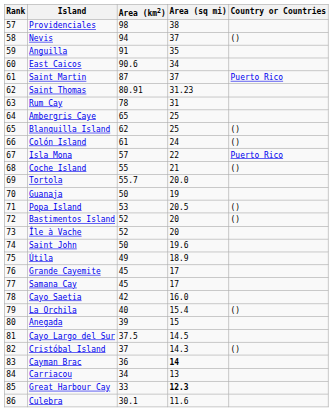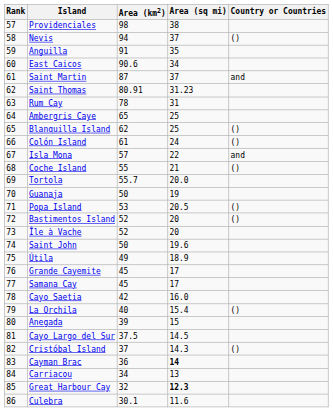(257, 77) Puerto Rico -> (238, 77) and
(257, 155) Puerto Rico -> (238, 155) and
(124, 388) 33 -> (124, 388) 32
